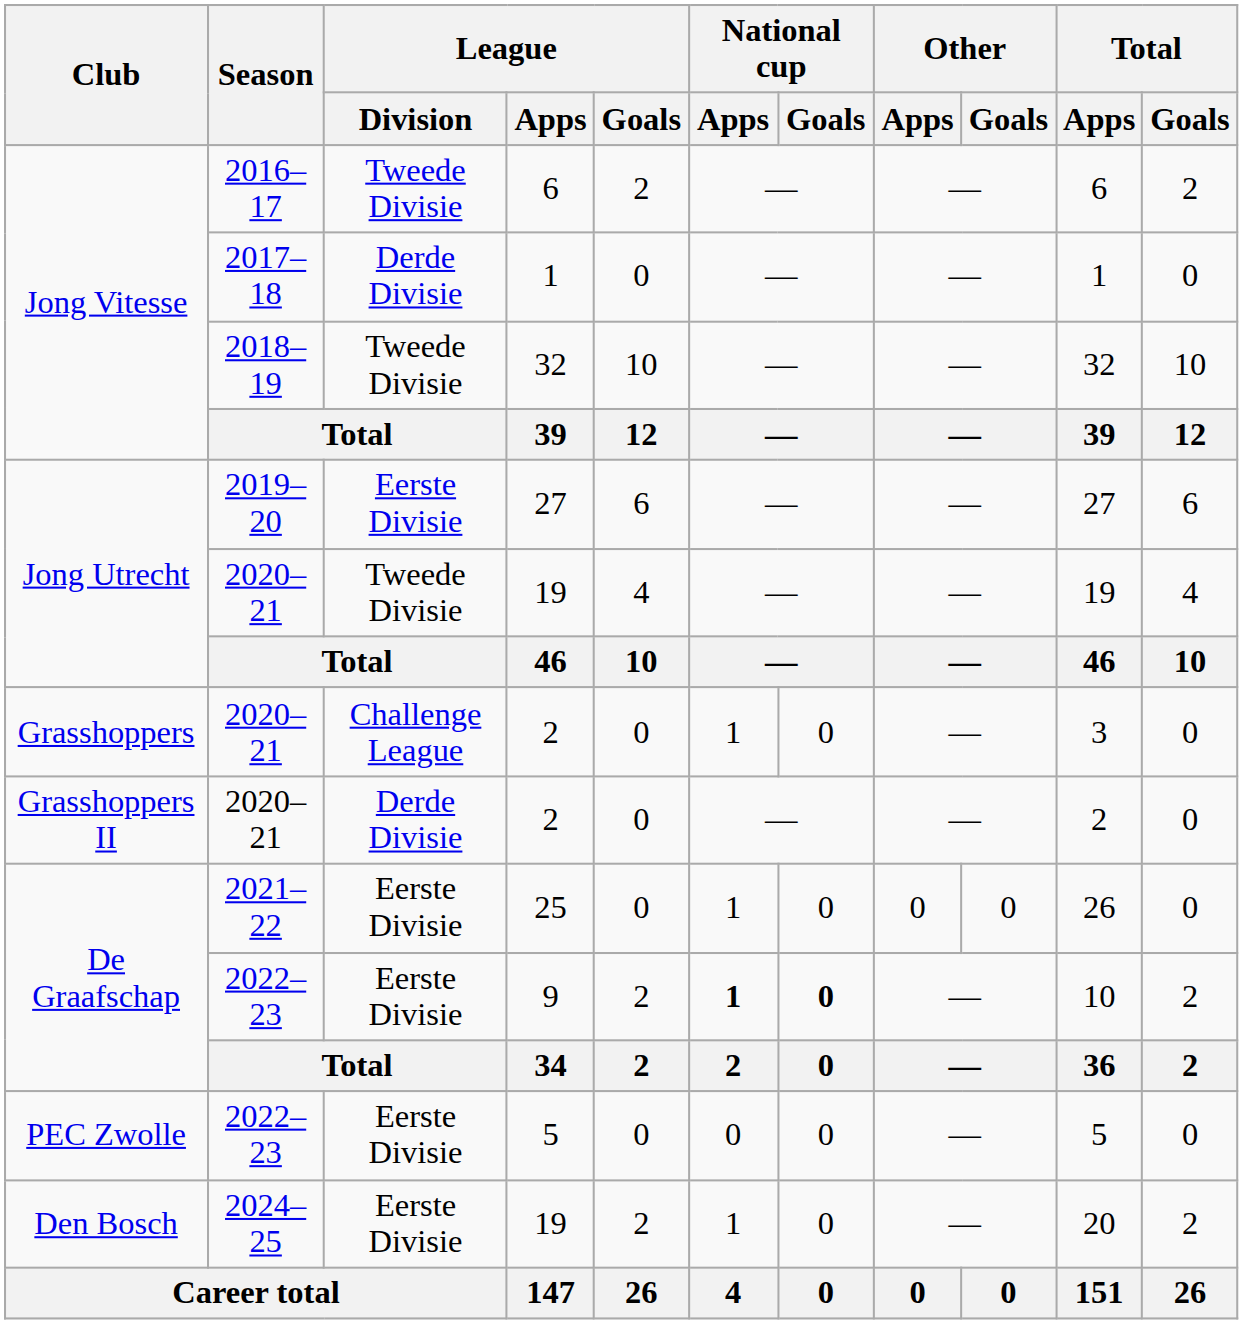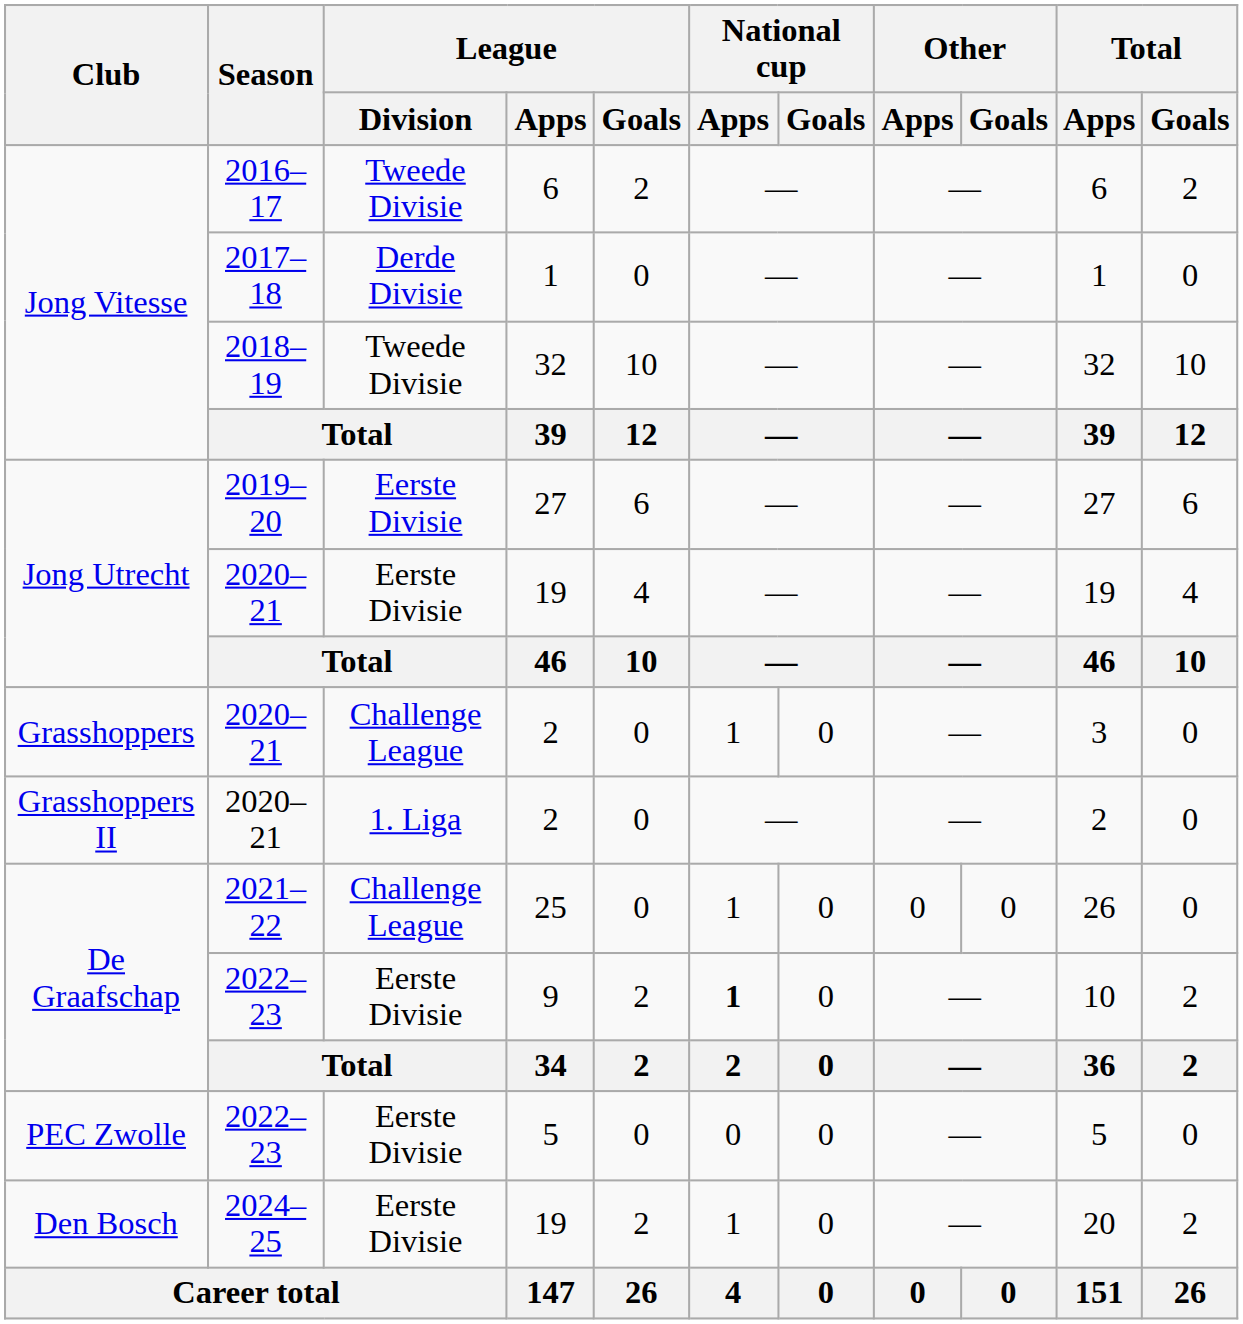(416, 591) Tweede Divisie -> (415, 591) Eerste Divisie
(415, 819) Derde Divisie -> (416, 819) 1. Liga
(415, 907) Eerste Divisie -> (415, 907) Challenge League
(826, 995) bold -> (826, 995) normal
